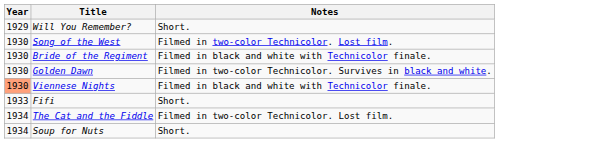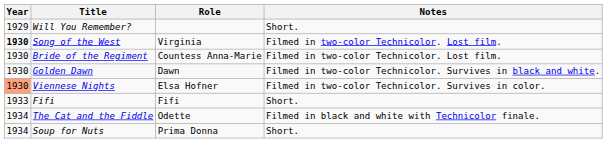+ column: (210, 12)
(17, 41) normal -> (17, 41) bold
(295, 56) Filmed in black and white with Technicolor finale. -> (384, 56) Filmed in two-color Technicolor. Lost film.
(295, 86) Filmed in black and white with Technicolor finale. -> (406, 86) Filmed in two-color Technicolor. Survives in color.
(275, 116) Filmed in two-color Technicolor. Lost film. -> (403, 116) Filmed in black and white with Technicolor finale.
